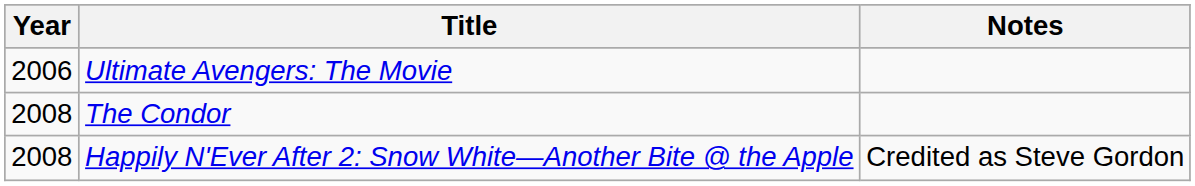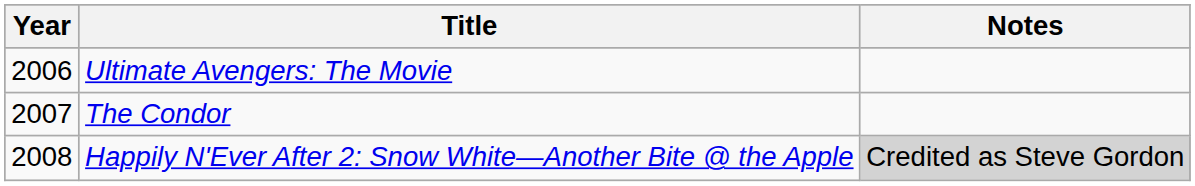(42, 113) 2008 -> (42, 113) 2007
(1025, 157) no background -> (1025, 157) lightgrey background
